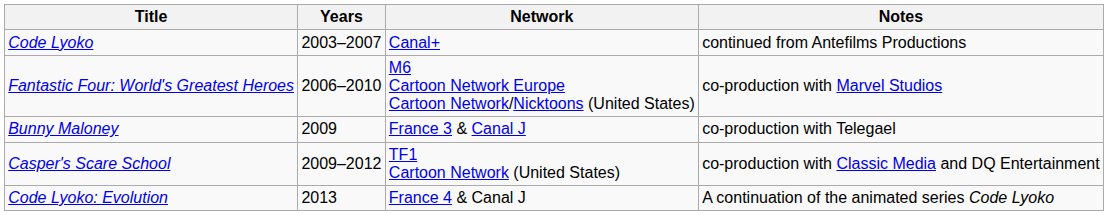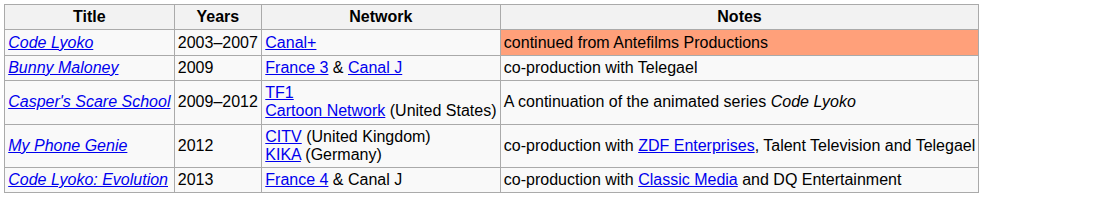(834, 42) no background -> (636, 42) lightsalmon background
- row: (151, 85)
(901, 163) co-production with Classic Media and DQ Entertainment -> (680, 102) A continuation of the animated series Code Lyoko
+ row: (68, 145)
(878, 198) A continuation of the animated series Code Lyoko -> (703, 180) co-production with Classic Media and DQ Entertainment
